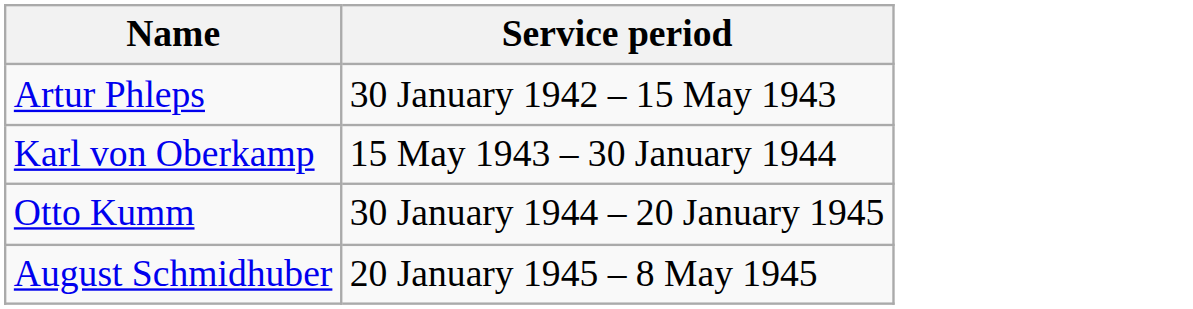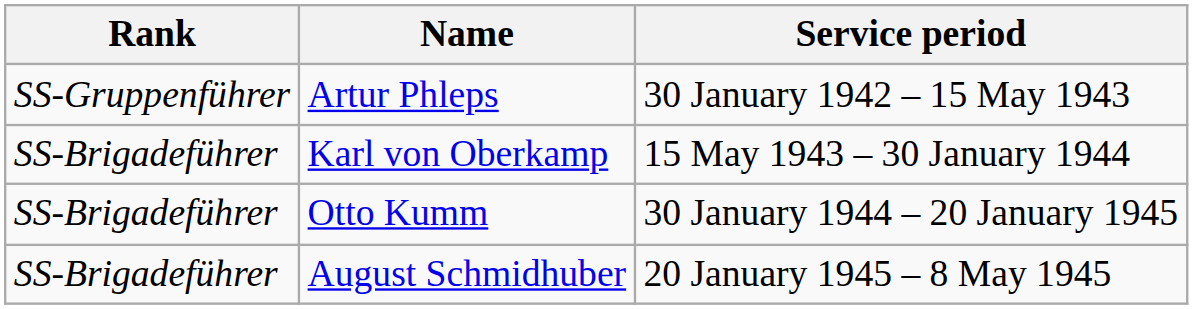+ column: (152, 34)
